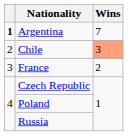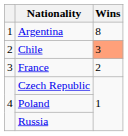(10, 31) bold -> (10, 31) normal
(98, 31) 7 -> (98, 31) 8
